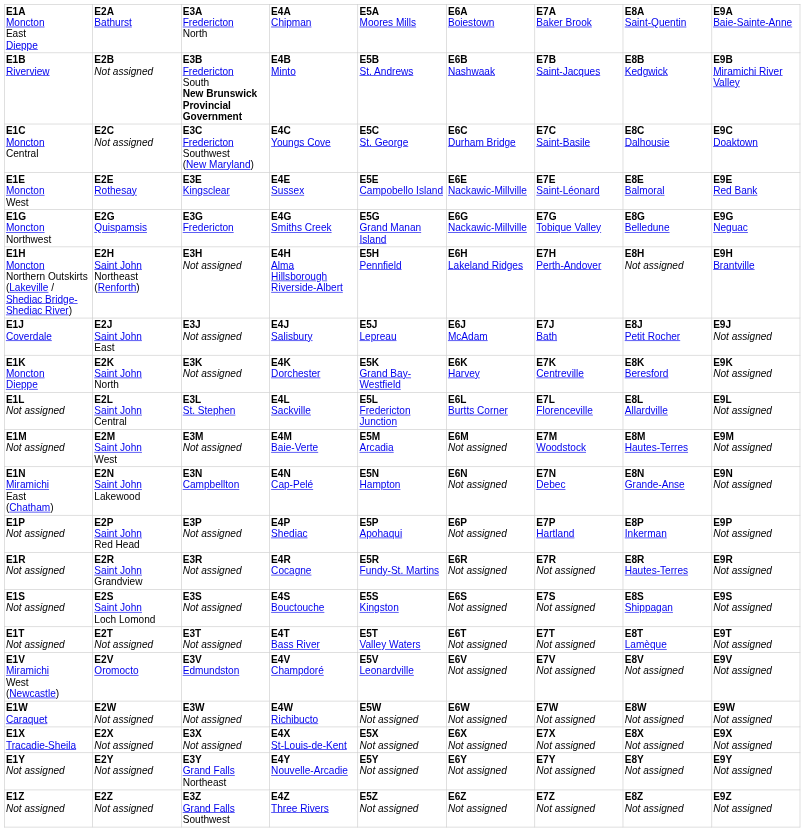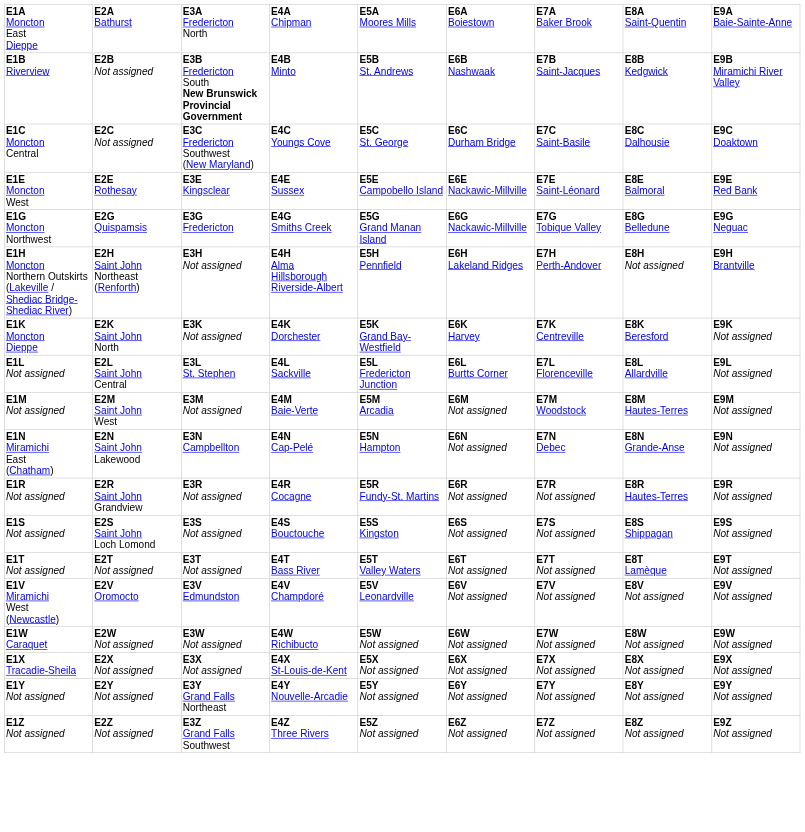- row: (29, 331)
- row: (35, 528)
